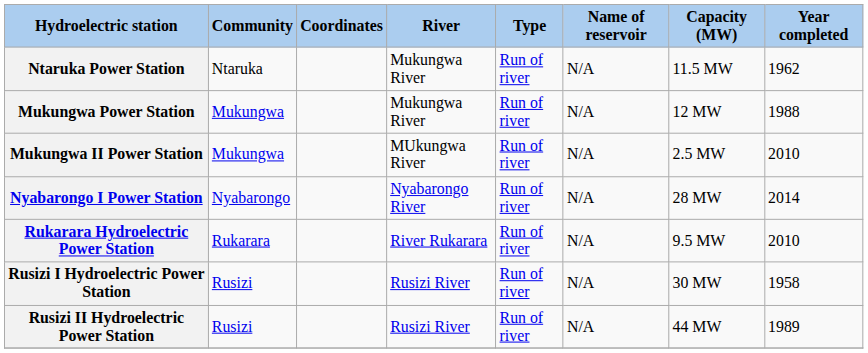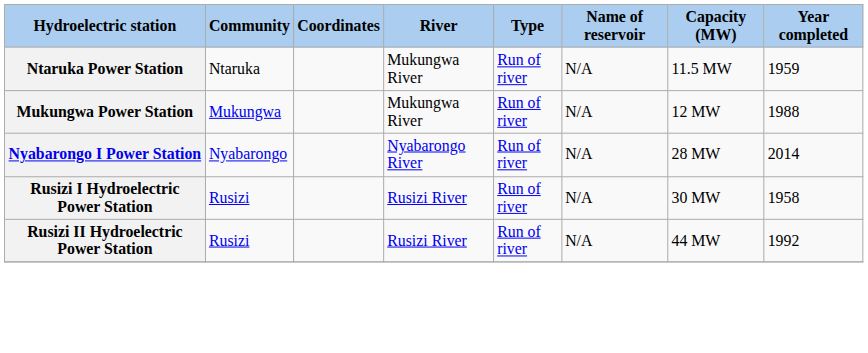(784, 68) 1962 -> (784, 68) 1959
- row: (106, 154)
- row: (106, 240)
(784, 326) 1989 -> (784, 240) 1992
